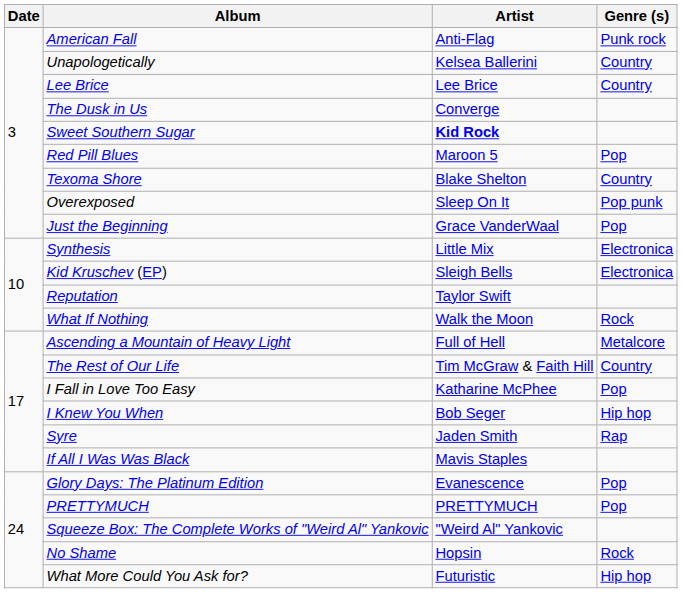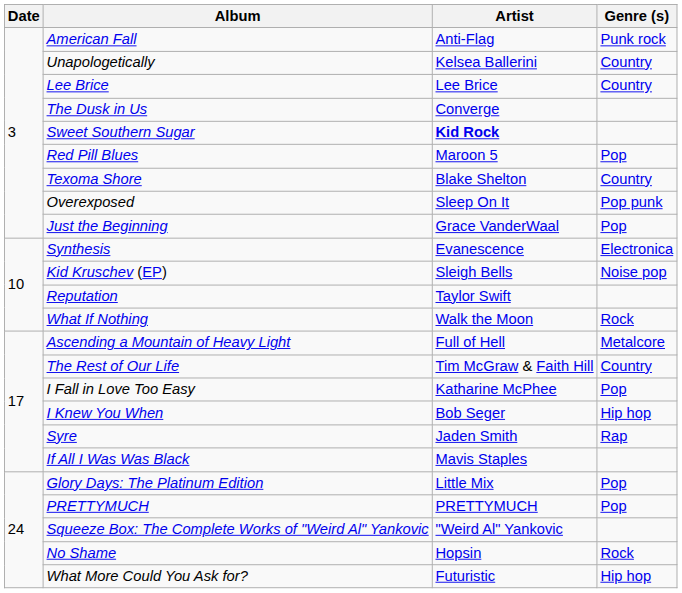(465, 249) Little Mix -> (480, 249) Evanescence
(637, 272) Electronica -> (634, 272) Noise pop
(480, 483) Evanescence -> (465, 483) Little Mix
